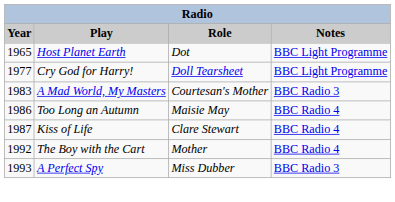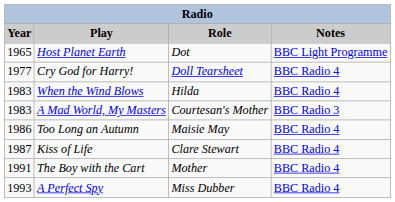(331, 71) BBC Light Programme -> (307, 71) BBC Radio 4
+ row: (90, 91)
(19, 149) 1992 -> (19, 168) 1991
(307, 168) BBC Radio 3 -> (307, 187) BBC Radio 4
